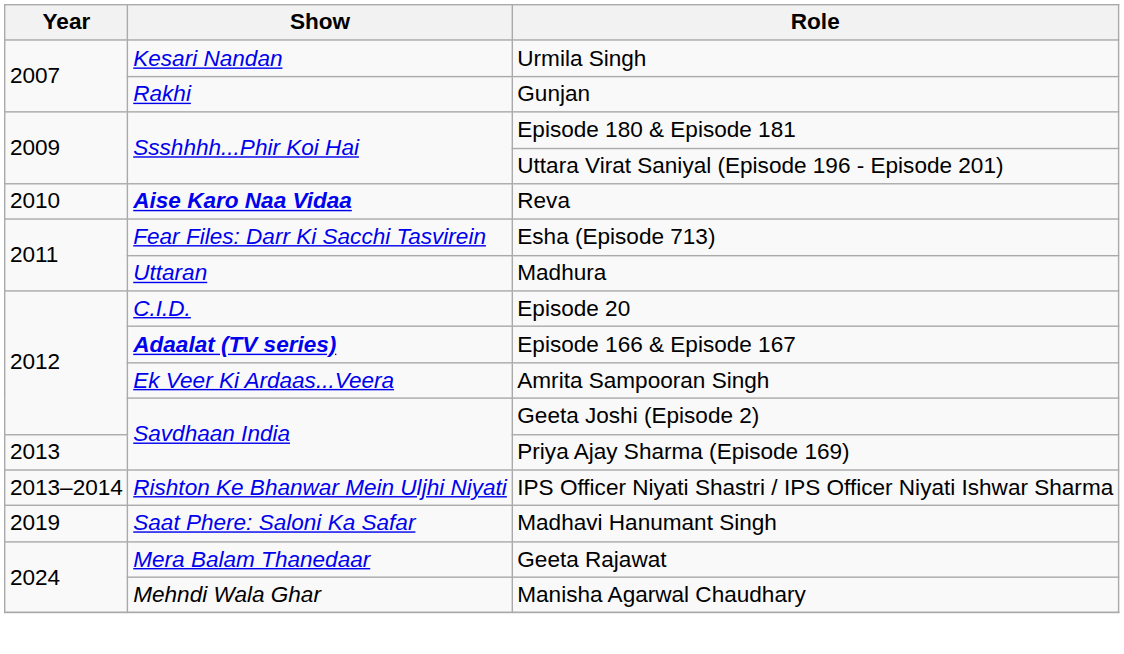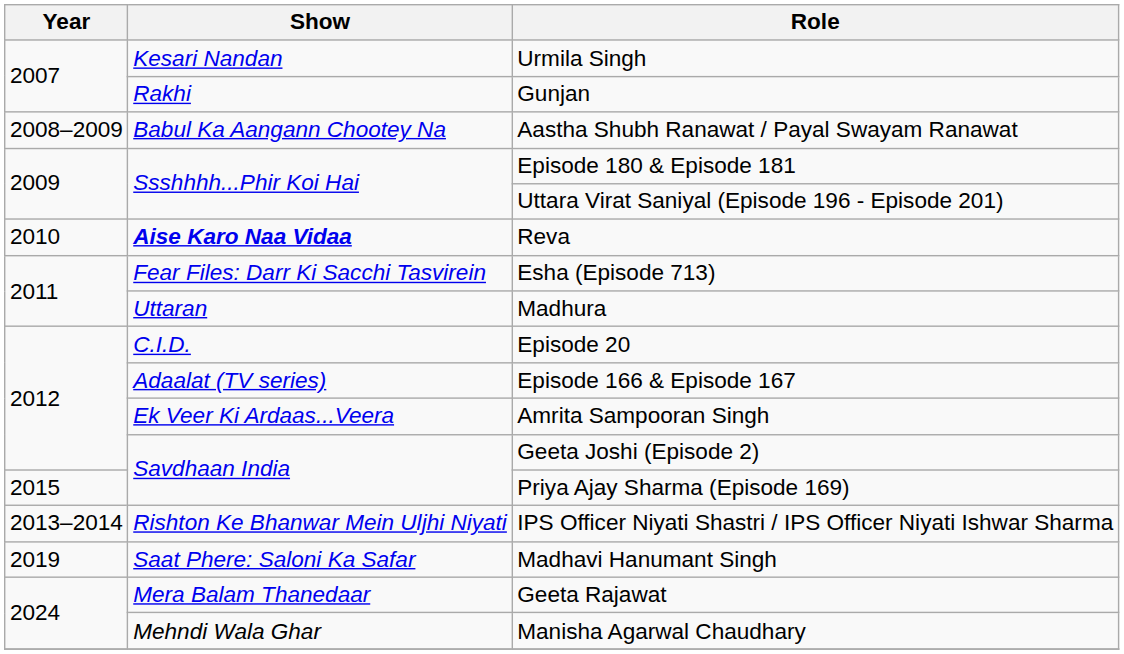+ row: (767, 129)
(235, 344) bold -> (230, 380) normal
(35, 451) 2013 -> (35, 487) 2015
